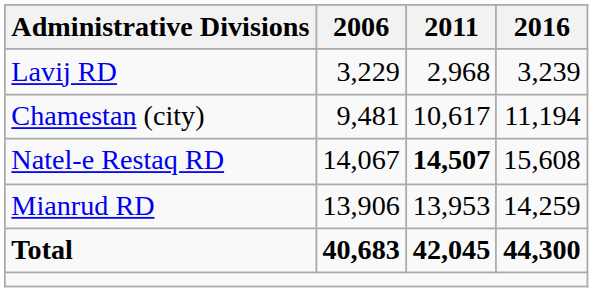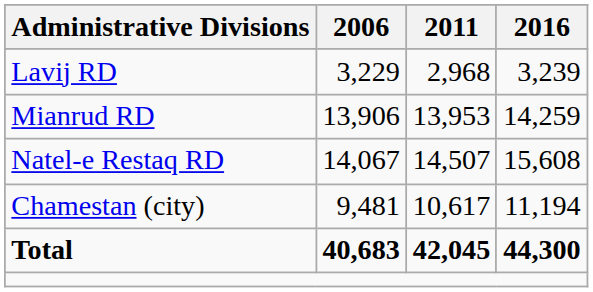rows swapped: (83, 205) <-> (108, 116)
(452, 160) bold -> (452, 160) normal
